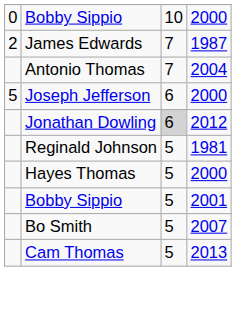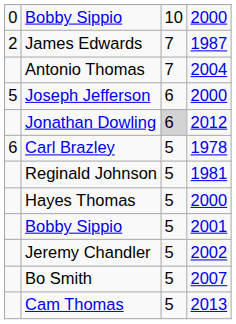+ row: (70, 148)
+ row: (88, 252)
